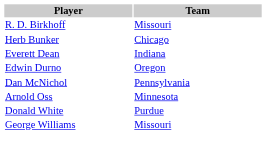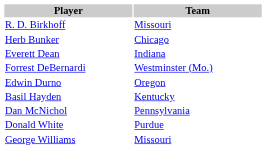+ row: (45, 68)
+ row: (33, 96)
- row: (29, 96)
